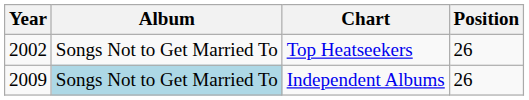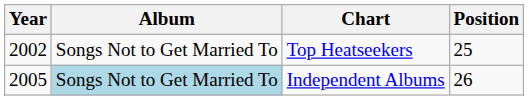(463, 49) 26 -> (463, 49) 25
(28, 79) 2009 -> (28, 79) 2005
